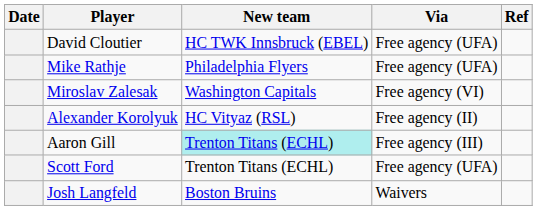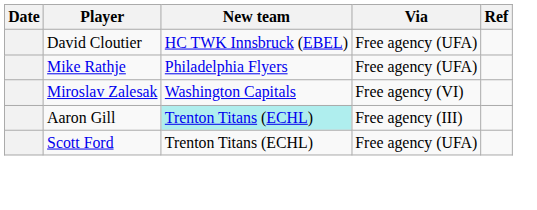- row: (112, 117)
- row: (92, 192)
